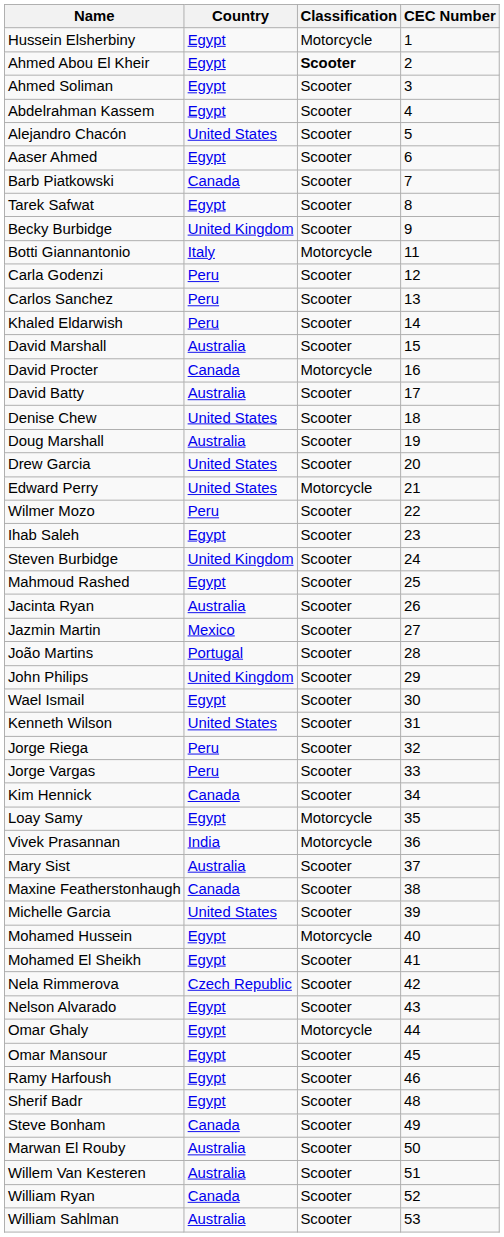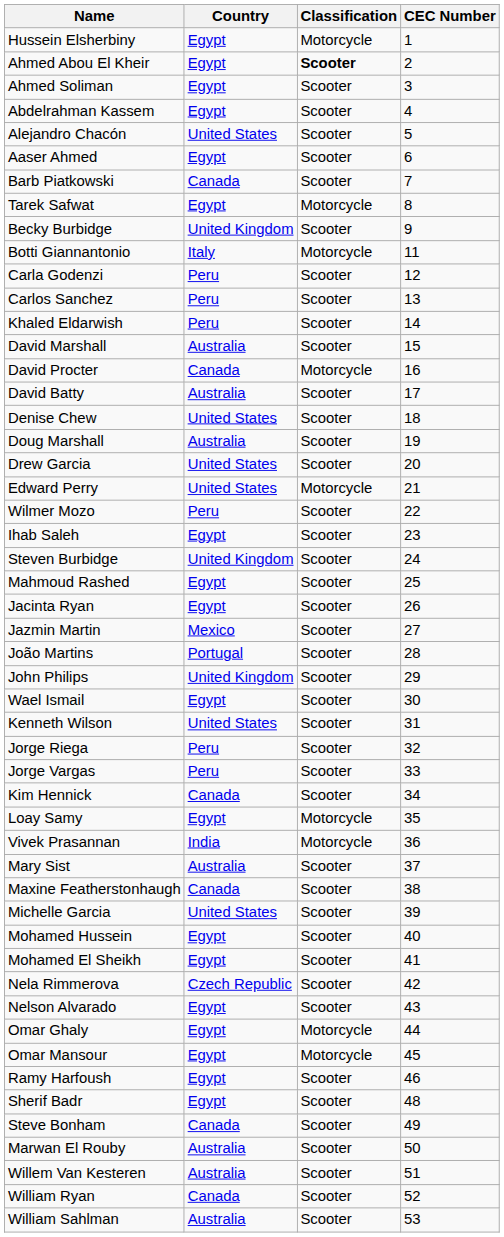(326, 205) Scooter -> (336, 205) Motorcycle
(217, 606) Australia -> (207, 606) Egypt
(336, 936) Motorcycle -> (326, 936) Scooter
(326, 1054) Scooter -> (336, 1054) Motorcycle
